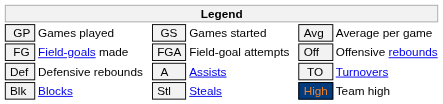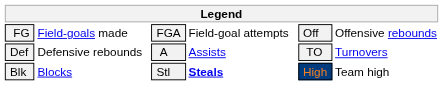- row: (20, 33)
(206, 91) normal -> (206, 72) bold
